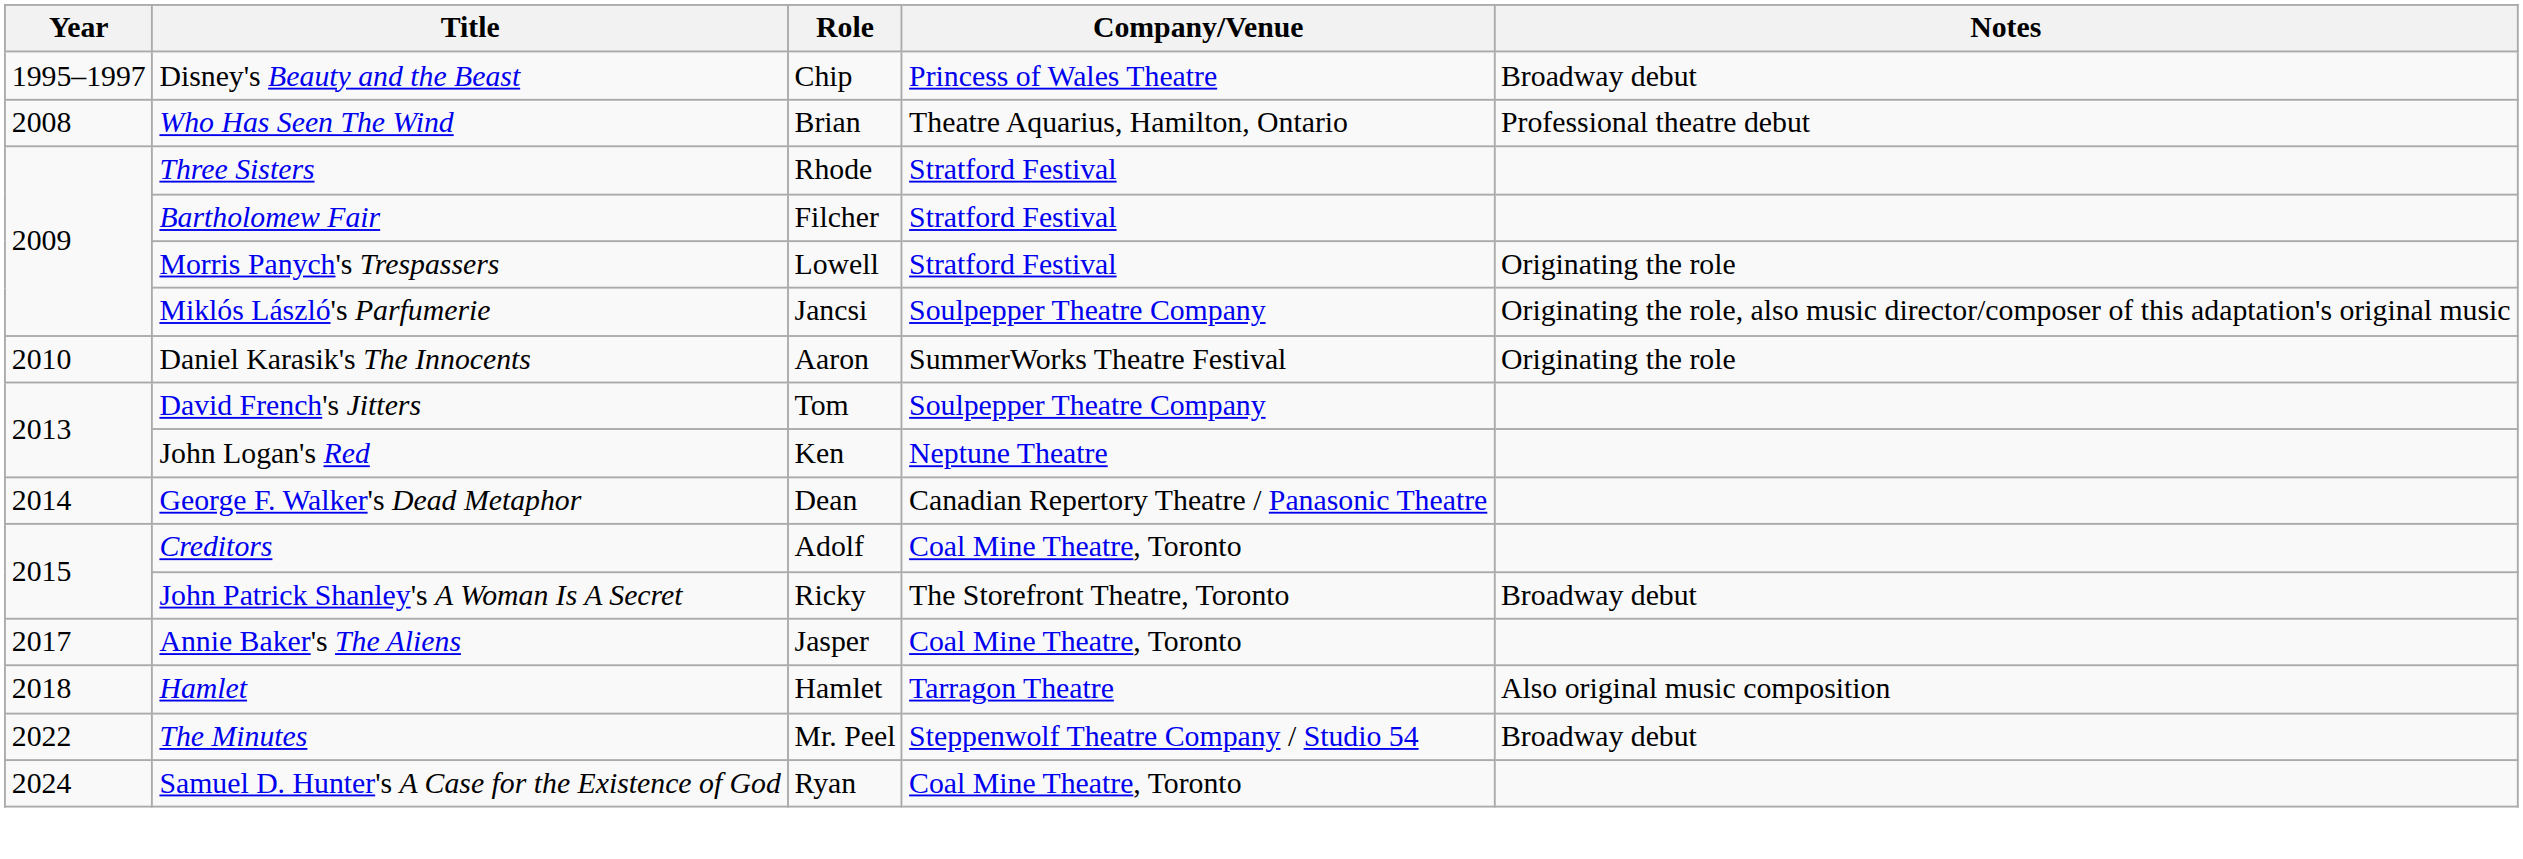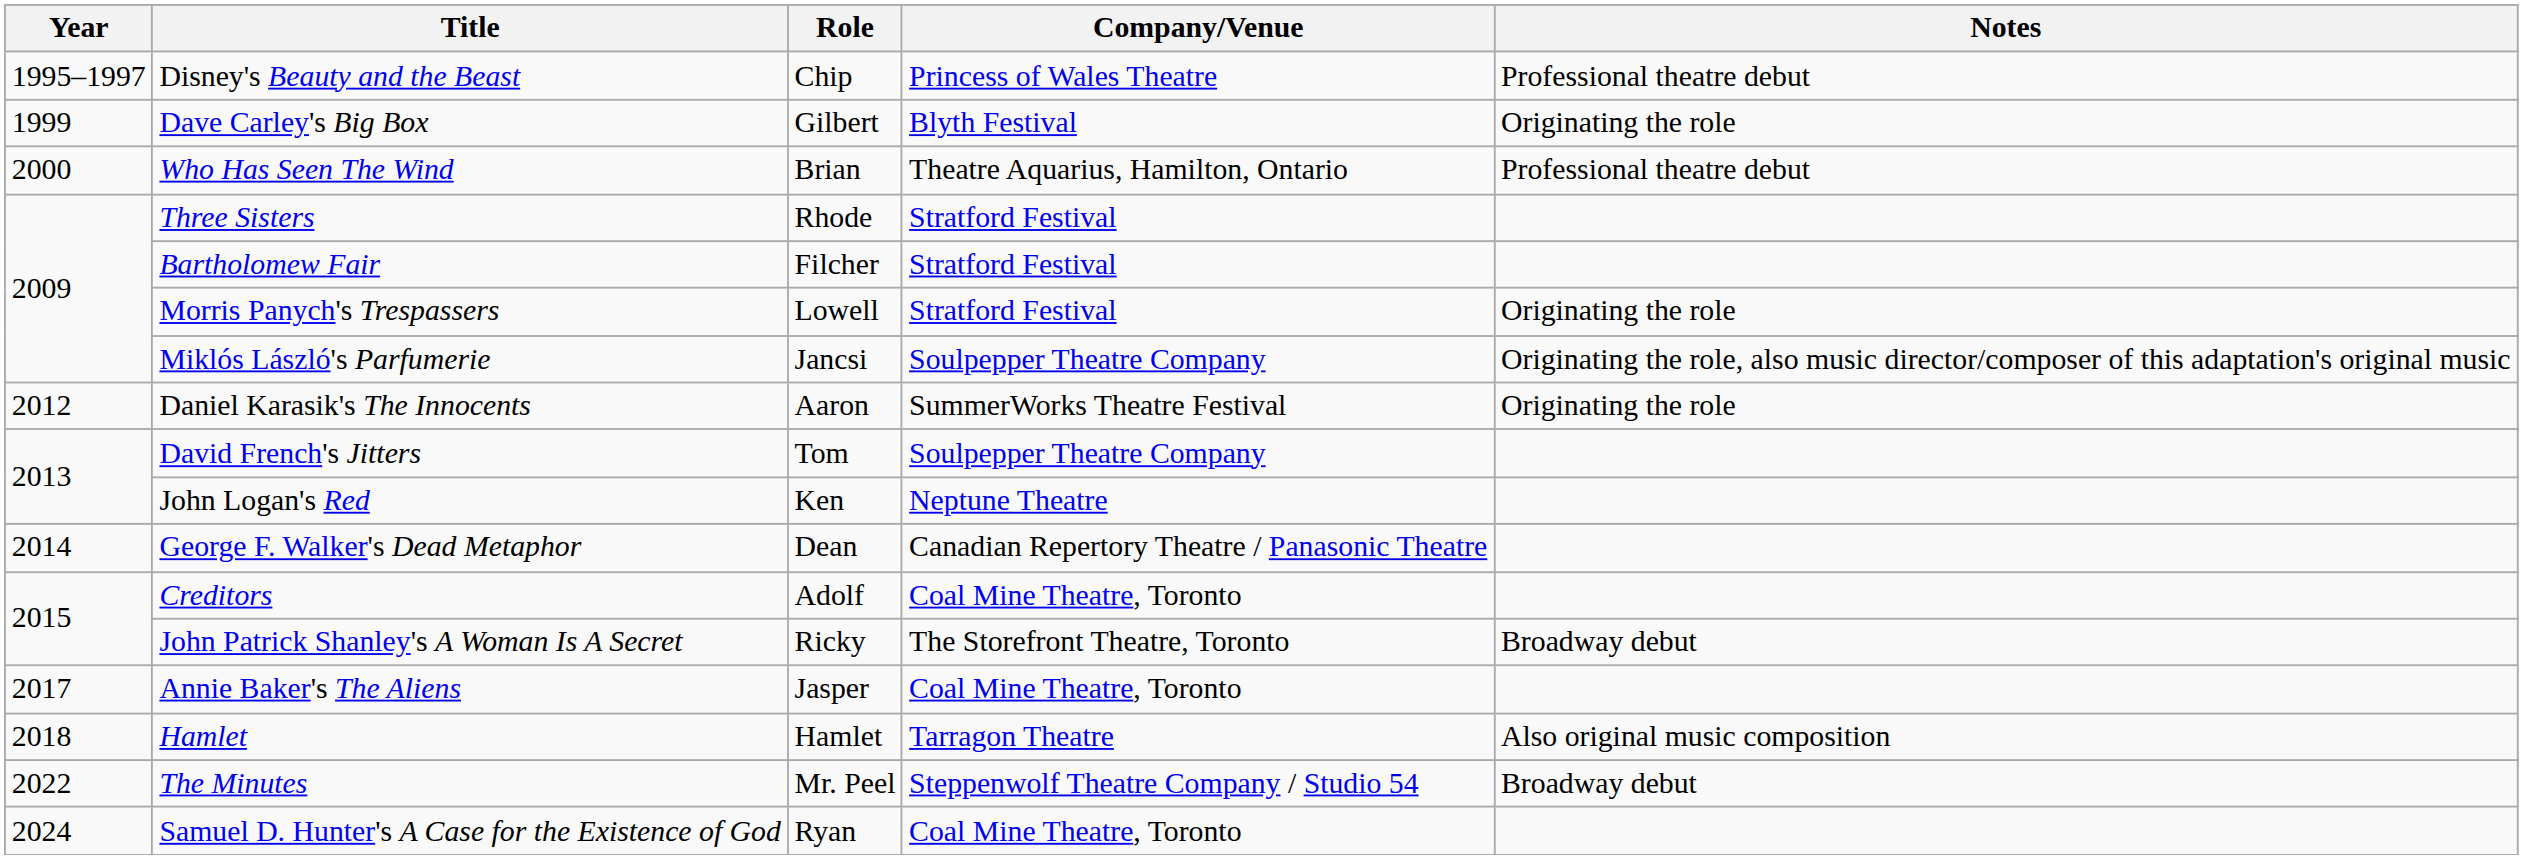(1599, 75) Broadway debut -> (1656, 75) Professional theatre debut
+ row: (294, 122)
(42, 122) 2008 -> (42, 169) 2000
(42, 358) 2010 -> (42, 405) 2012
